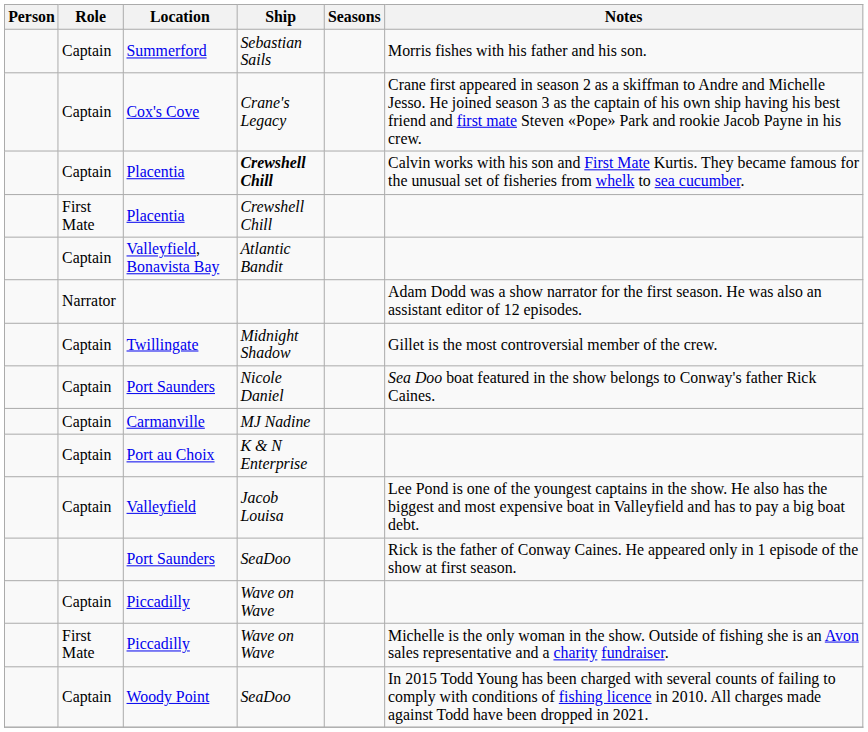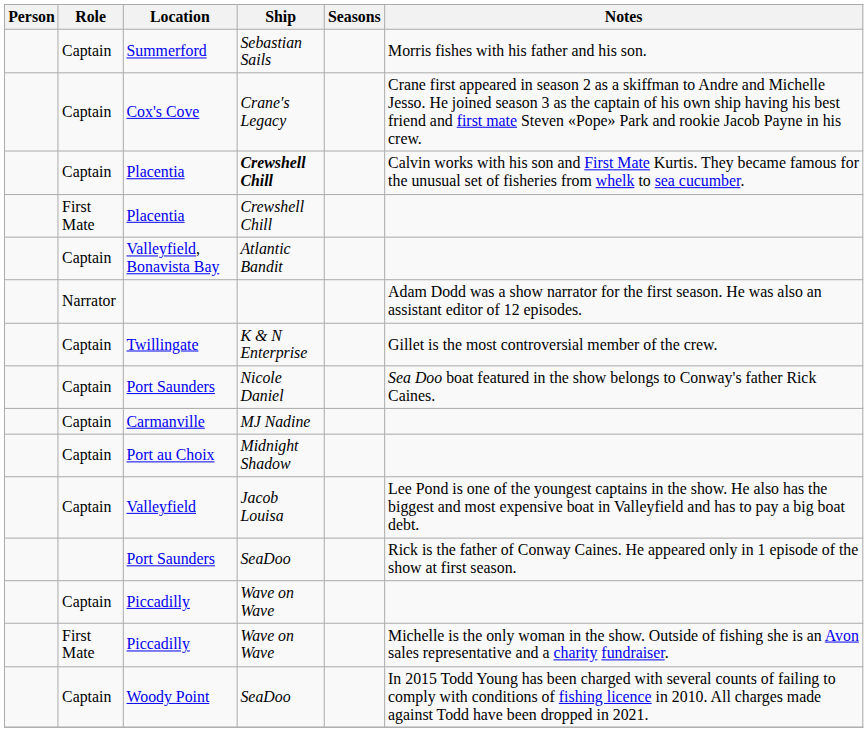(269, 344) Midnight Shadow -> (274, 344) K & N Enterprise
(274, 455) K & N Enterprise -> (269, 455) Midnight Shadow
